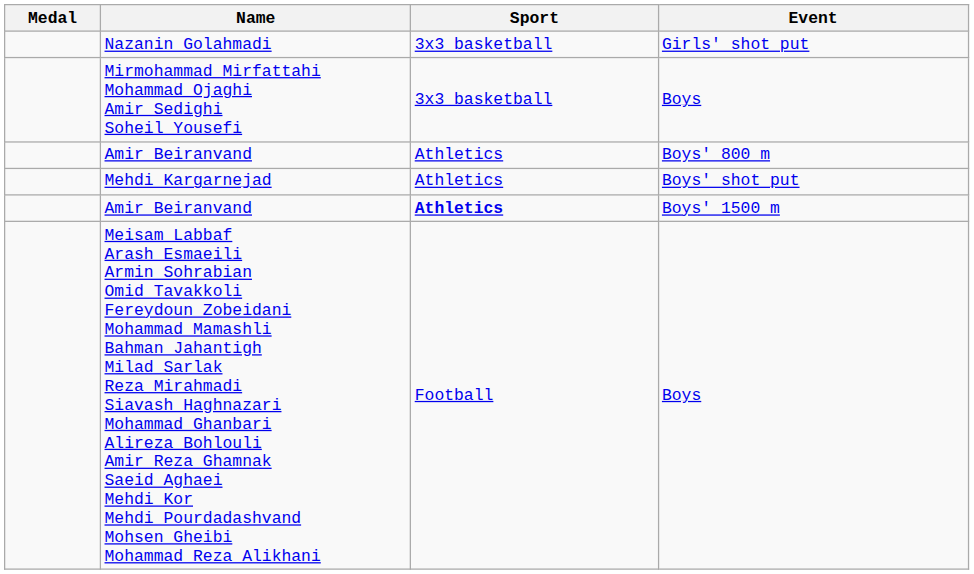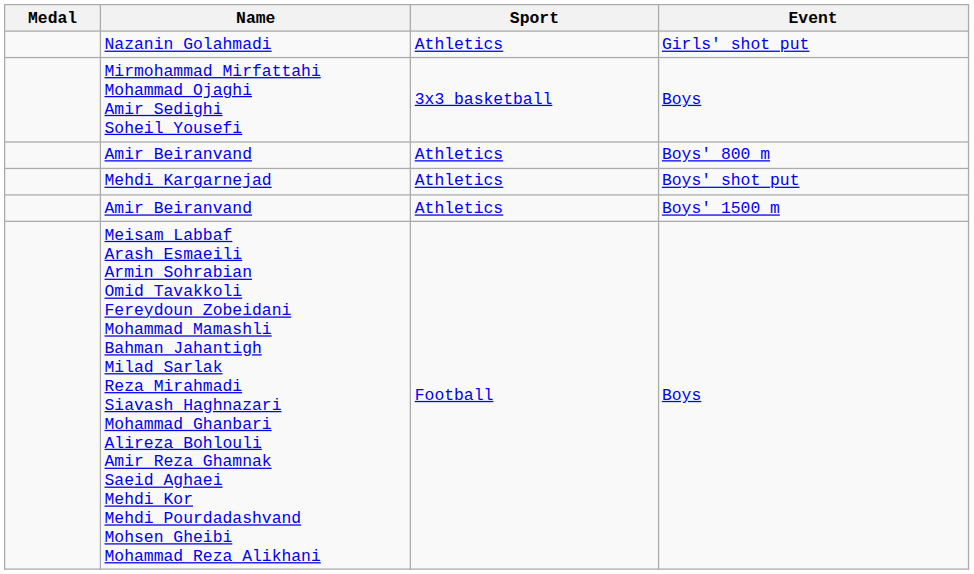(484, 45) 3x3 basketball -> (459, 45) Athletics
(459, 208) bold -> (459, 208) normal
